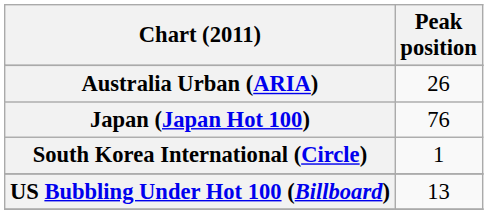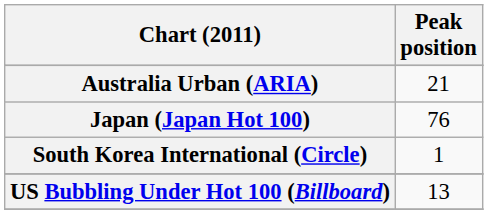(439, 83) 26 -> (439, 83) 21
